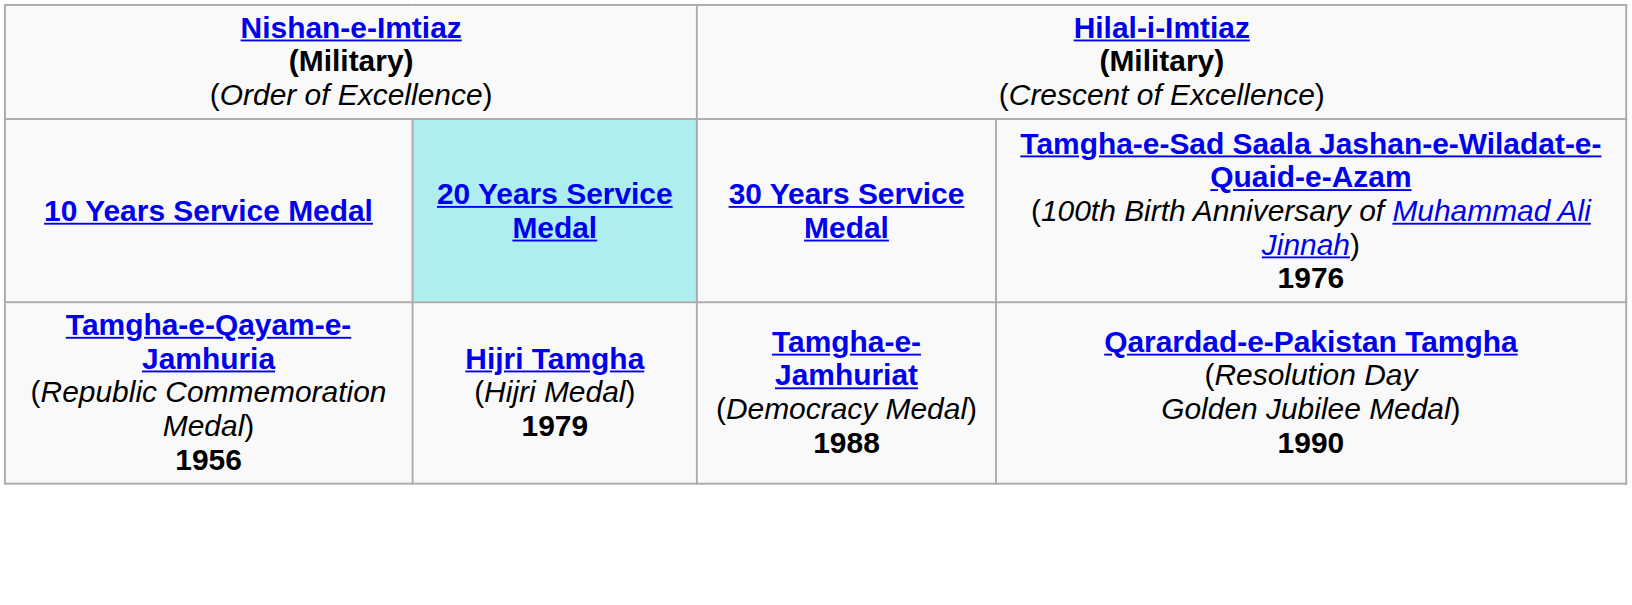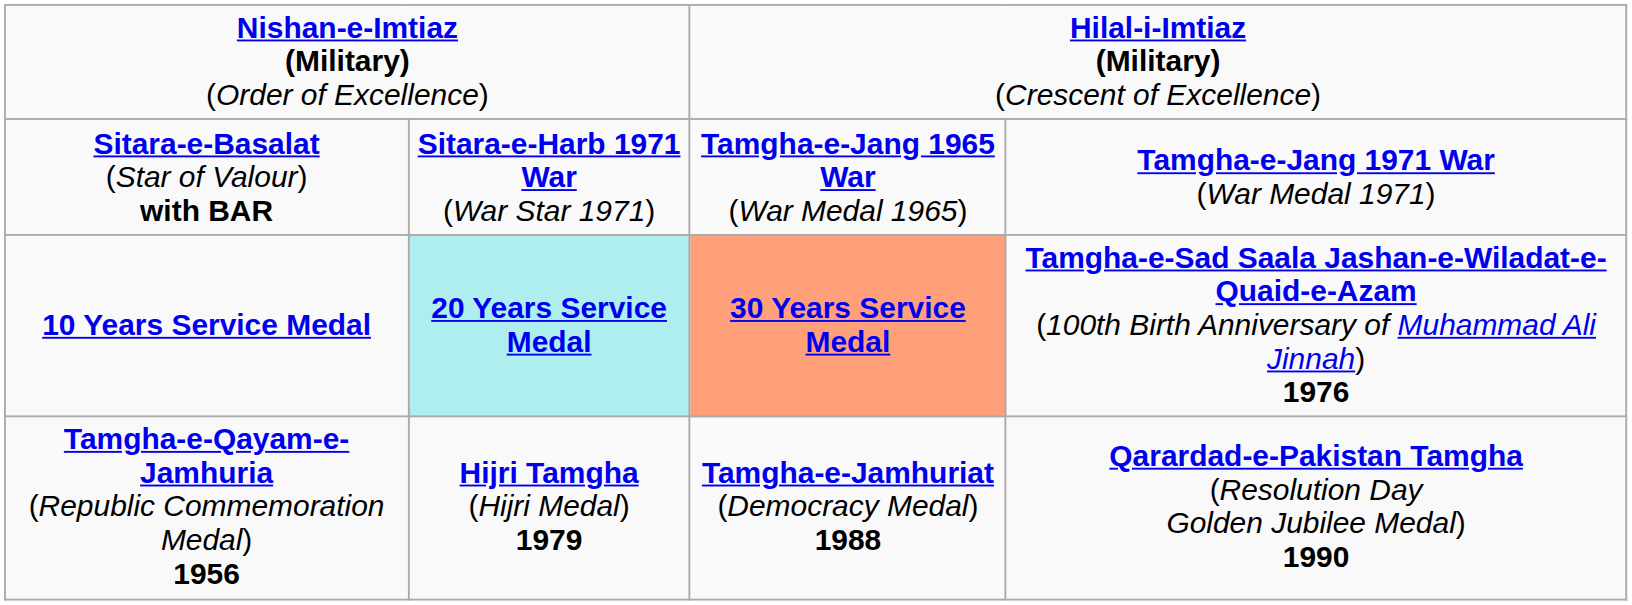+ row: (207, 176)
(847, 210) no background -> (848, 325) lightsalmon background
